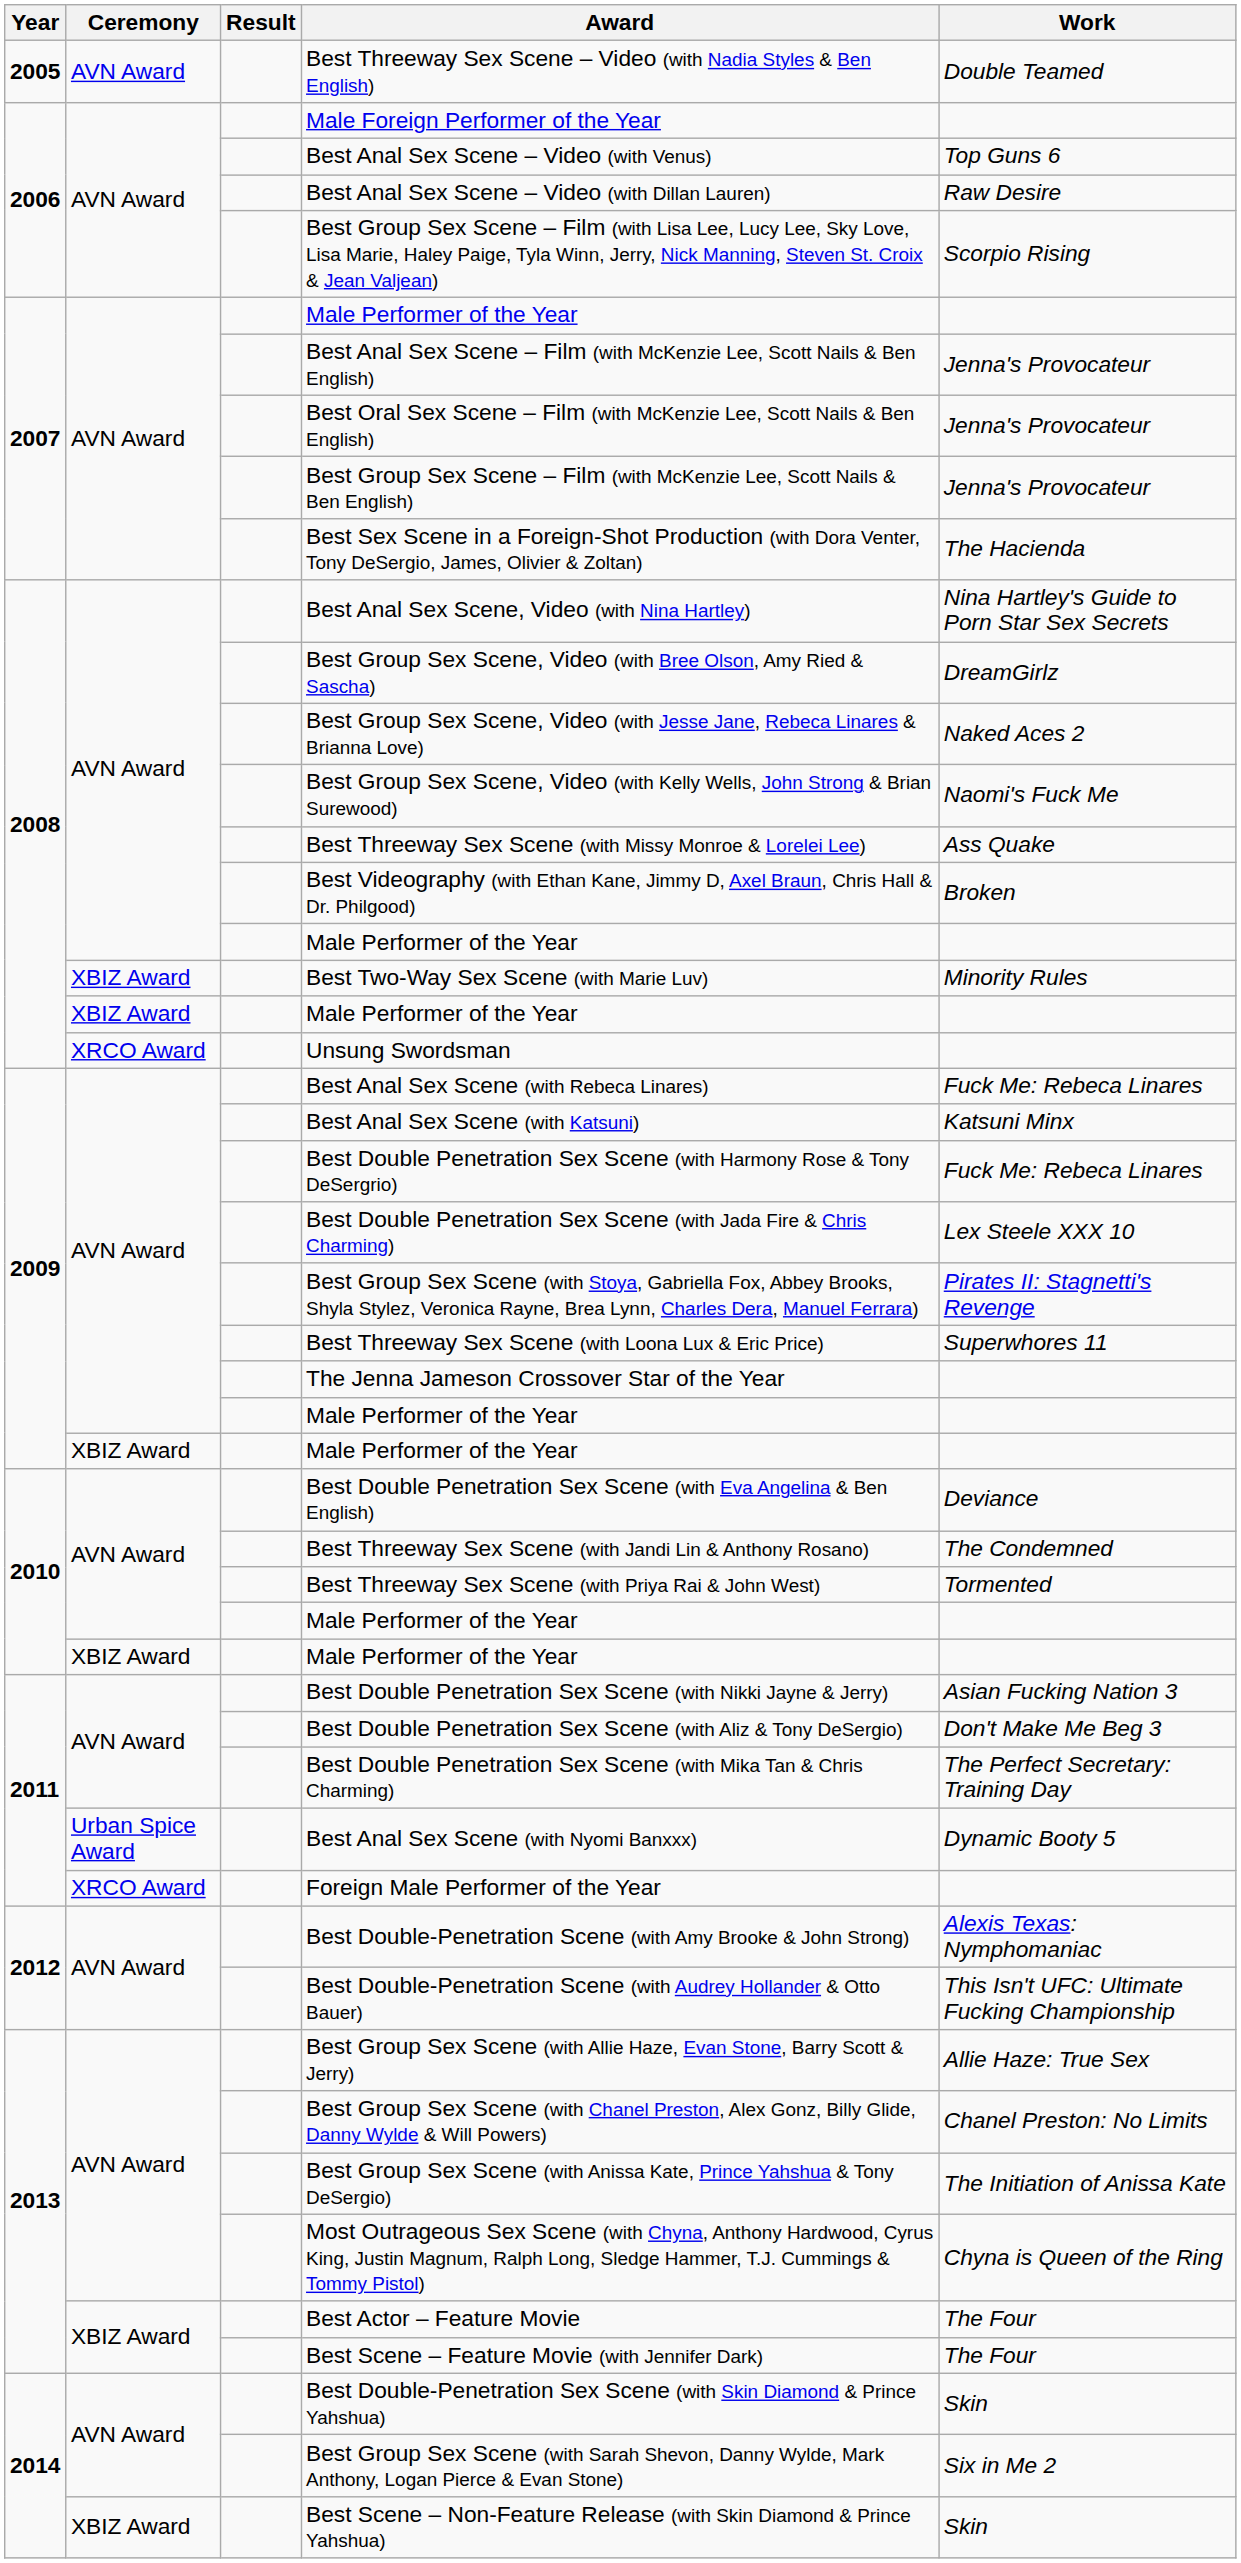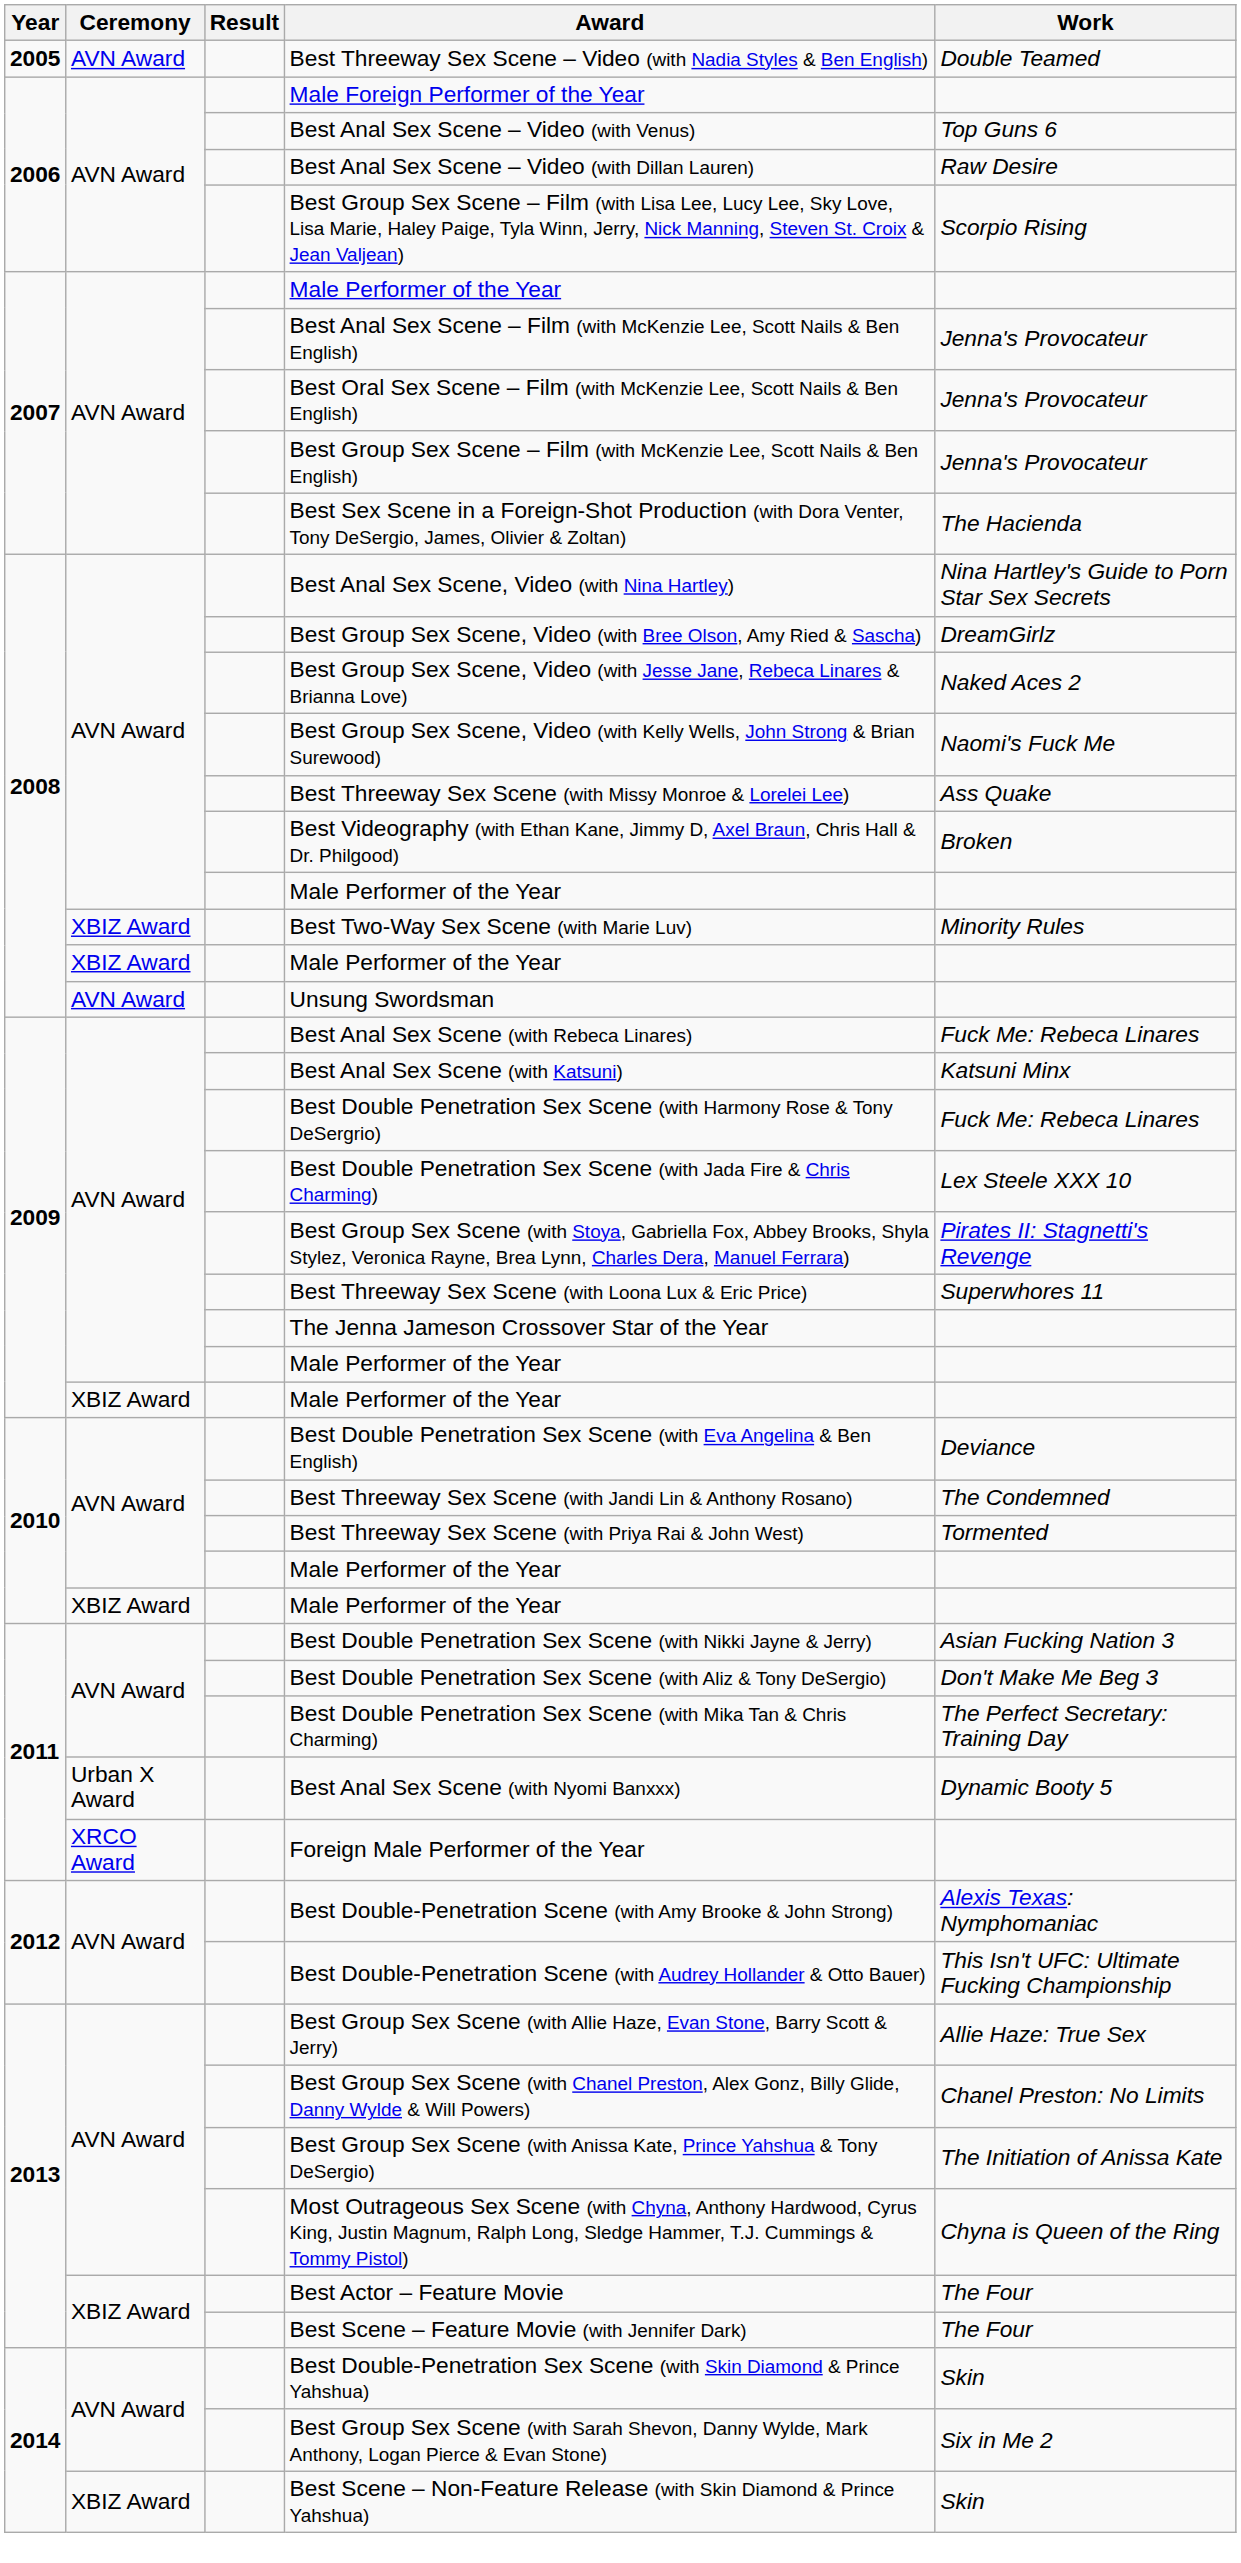(138, 1049) XRCO Award -> (128, 998) AVN Award
(133, 1839) Urban Spice Award -> (113, 1787) Urban X Award
